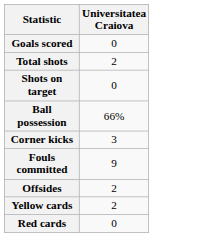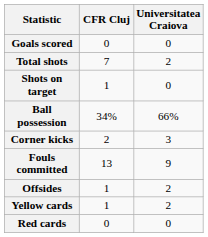+ column: (107, 19)
